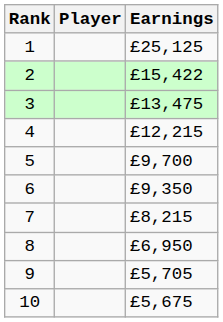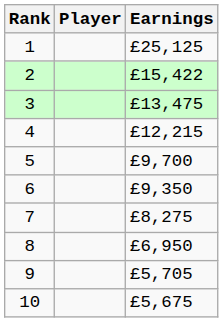(161, 218) £8,215 -> (161, 218) £8,275
